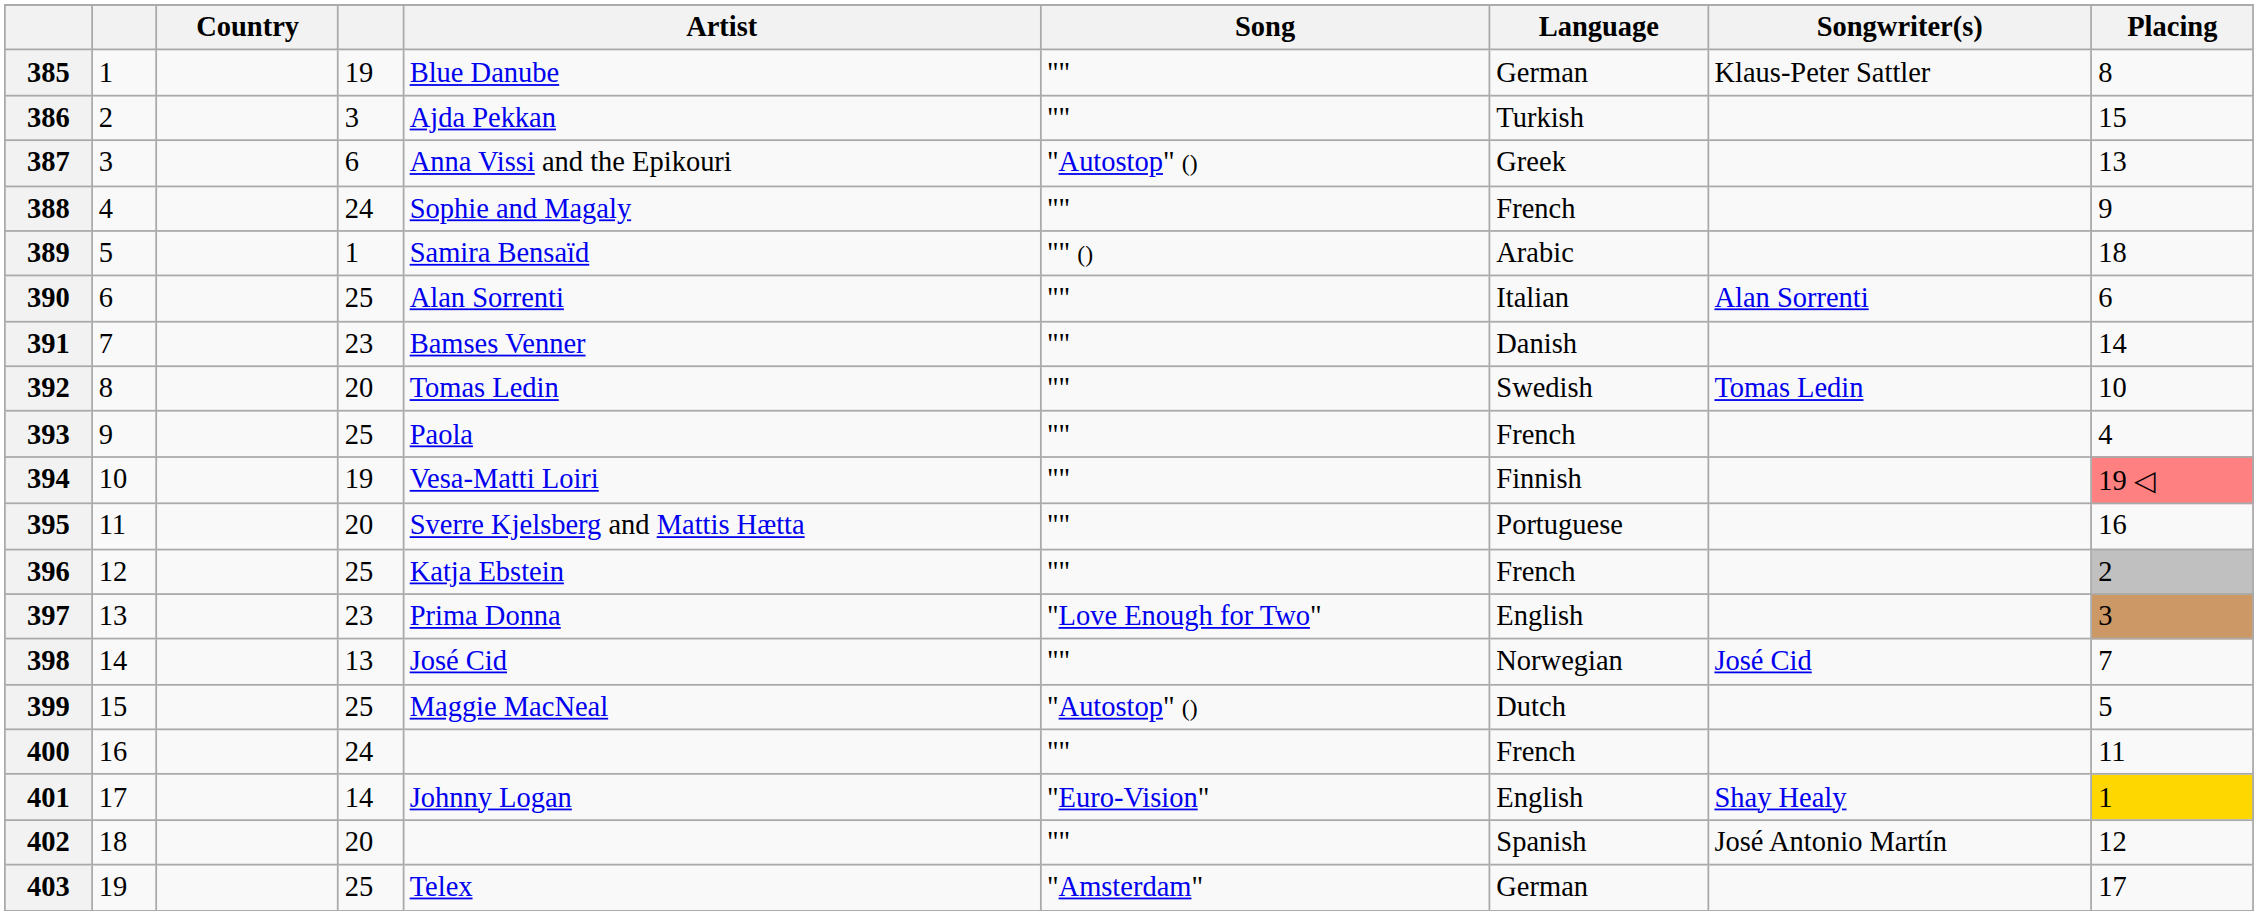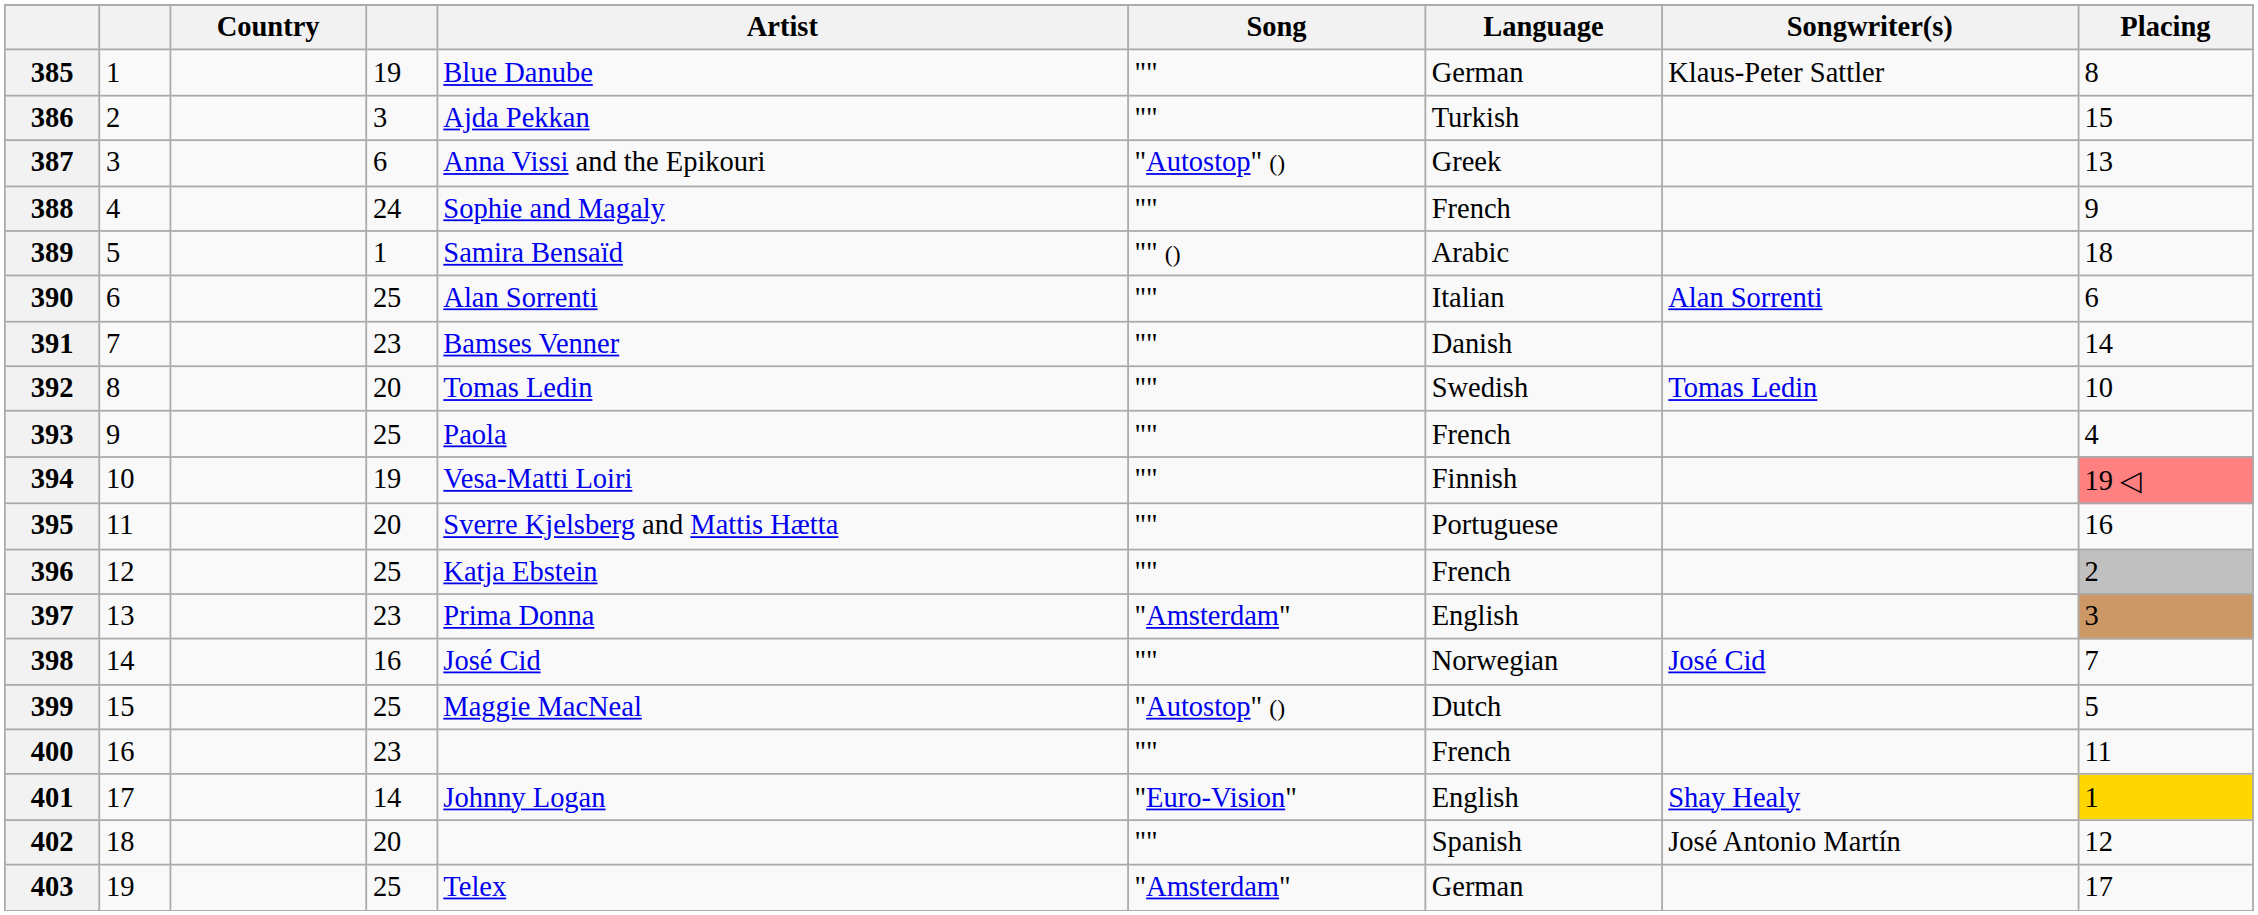(1184, 616) "Love Enough for Two" -> (1213, 616) "Amsterdam"
(359, 661) 13 -> (387, 661) 16
(359, 751) 24 -> (387, 751) 23
